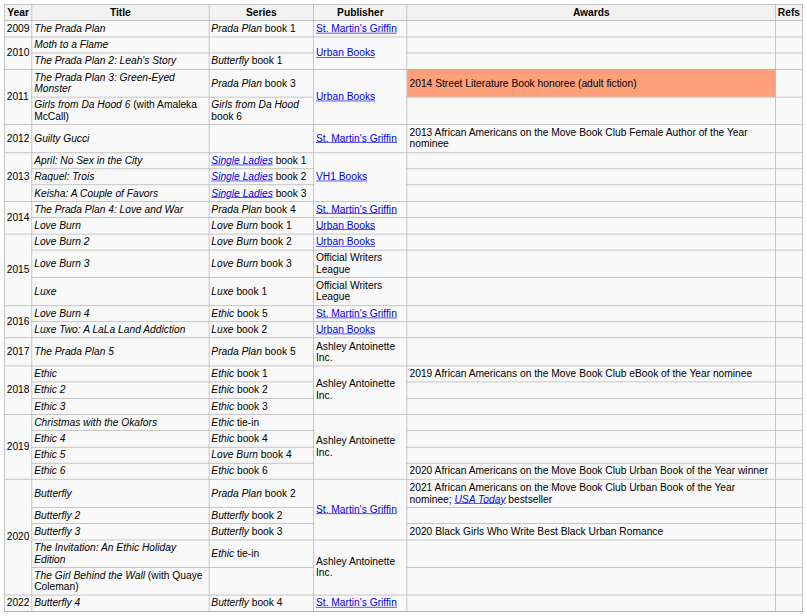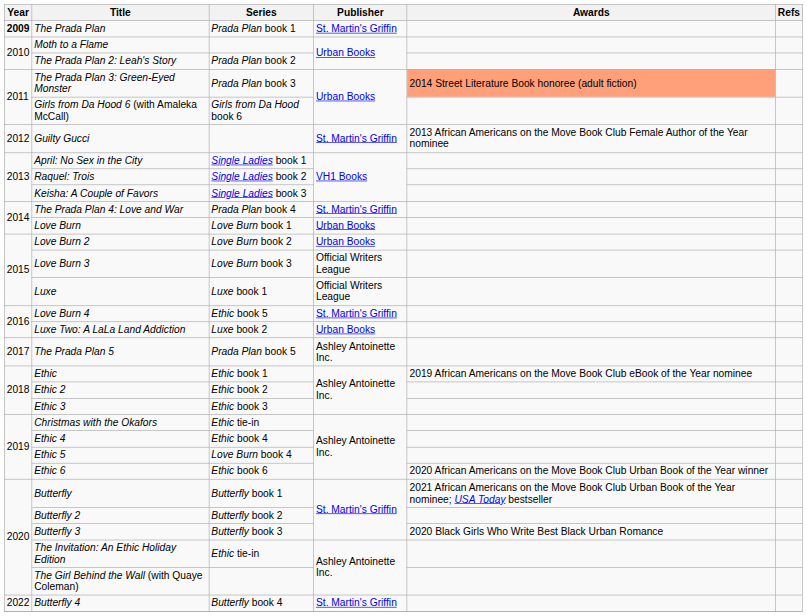(18, 28) normal -> (18, 28) bold
(247, 61) Butterfly book 1 -> (253, 61) Prada Plan book 2
(253, 493) Prada Plan book 2 -> (247, 493) Butterfly book 1
